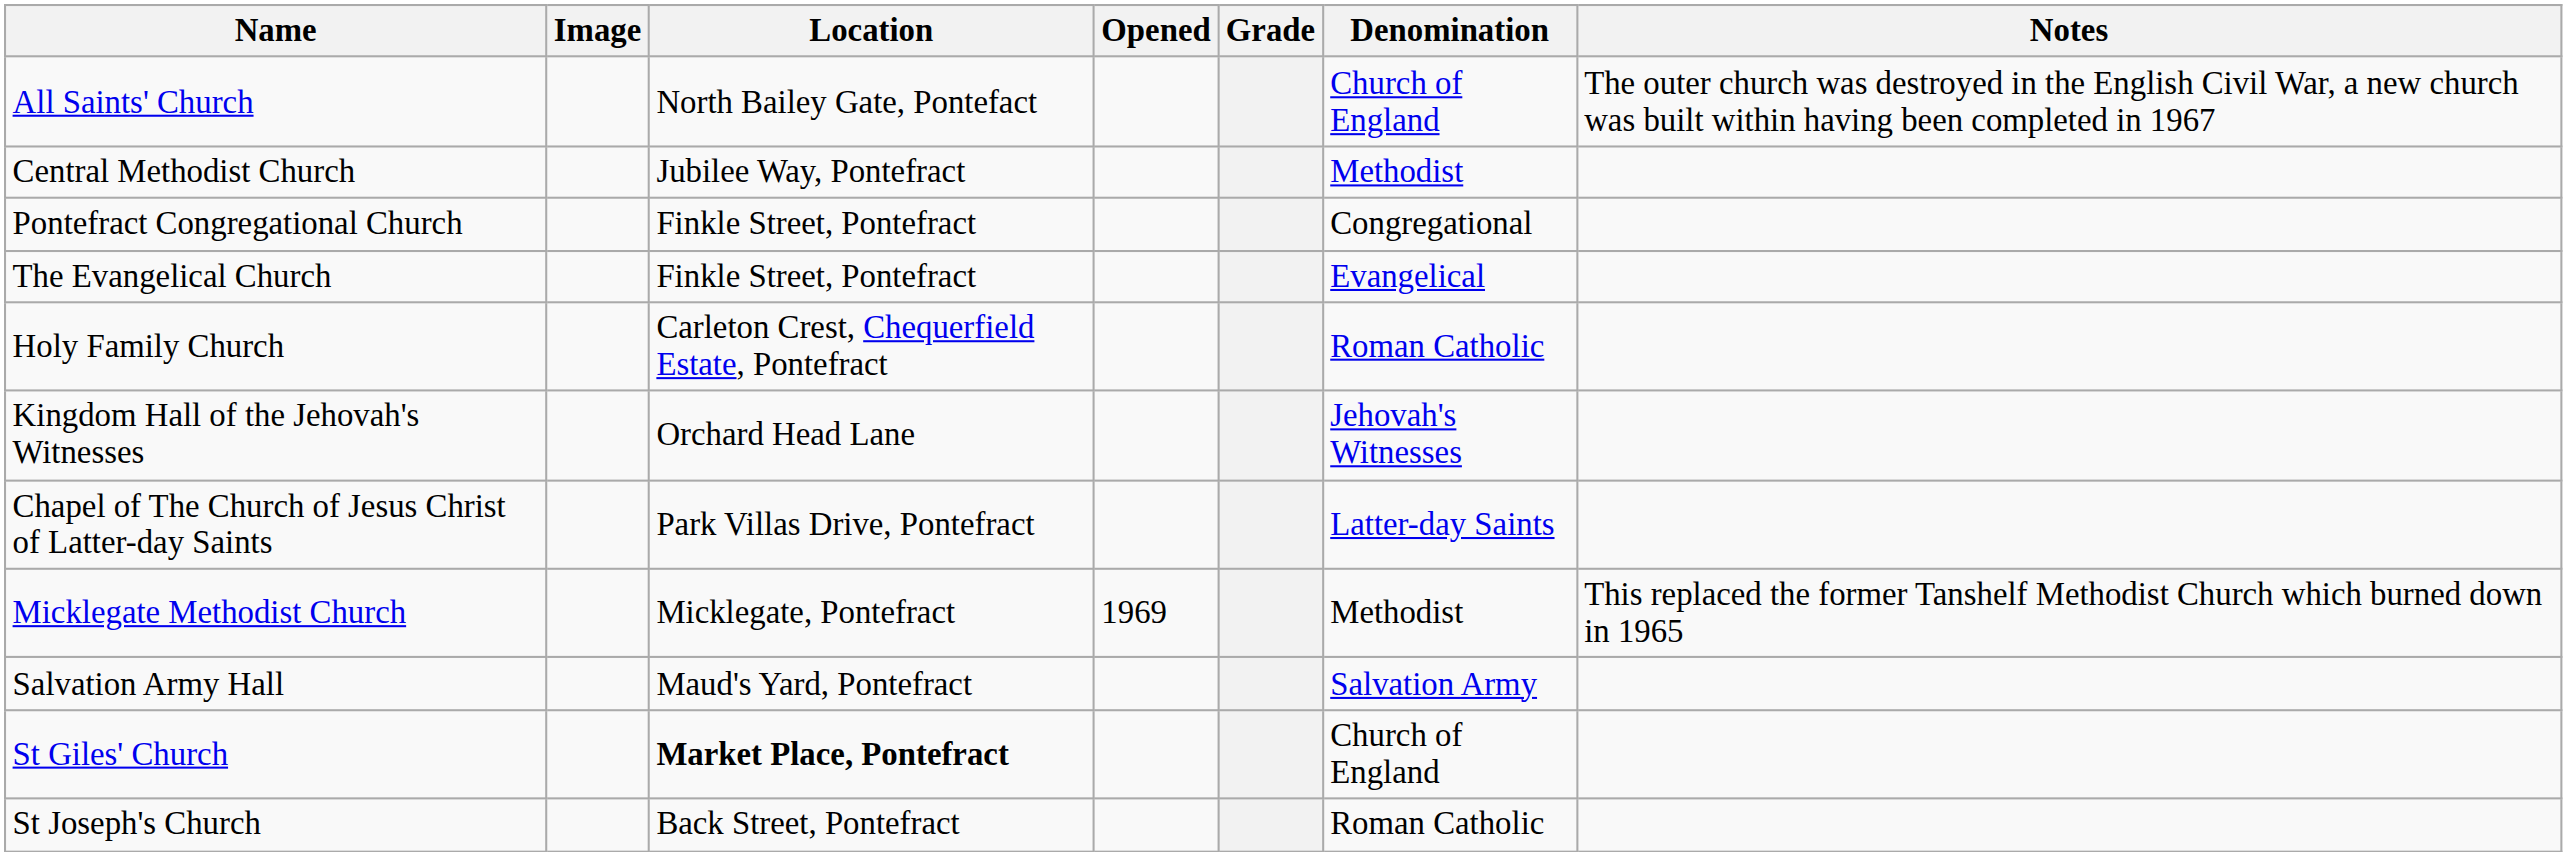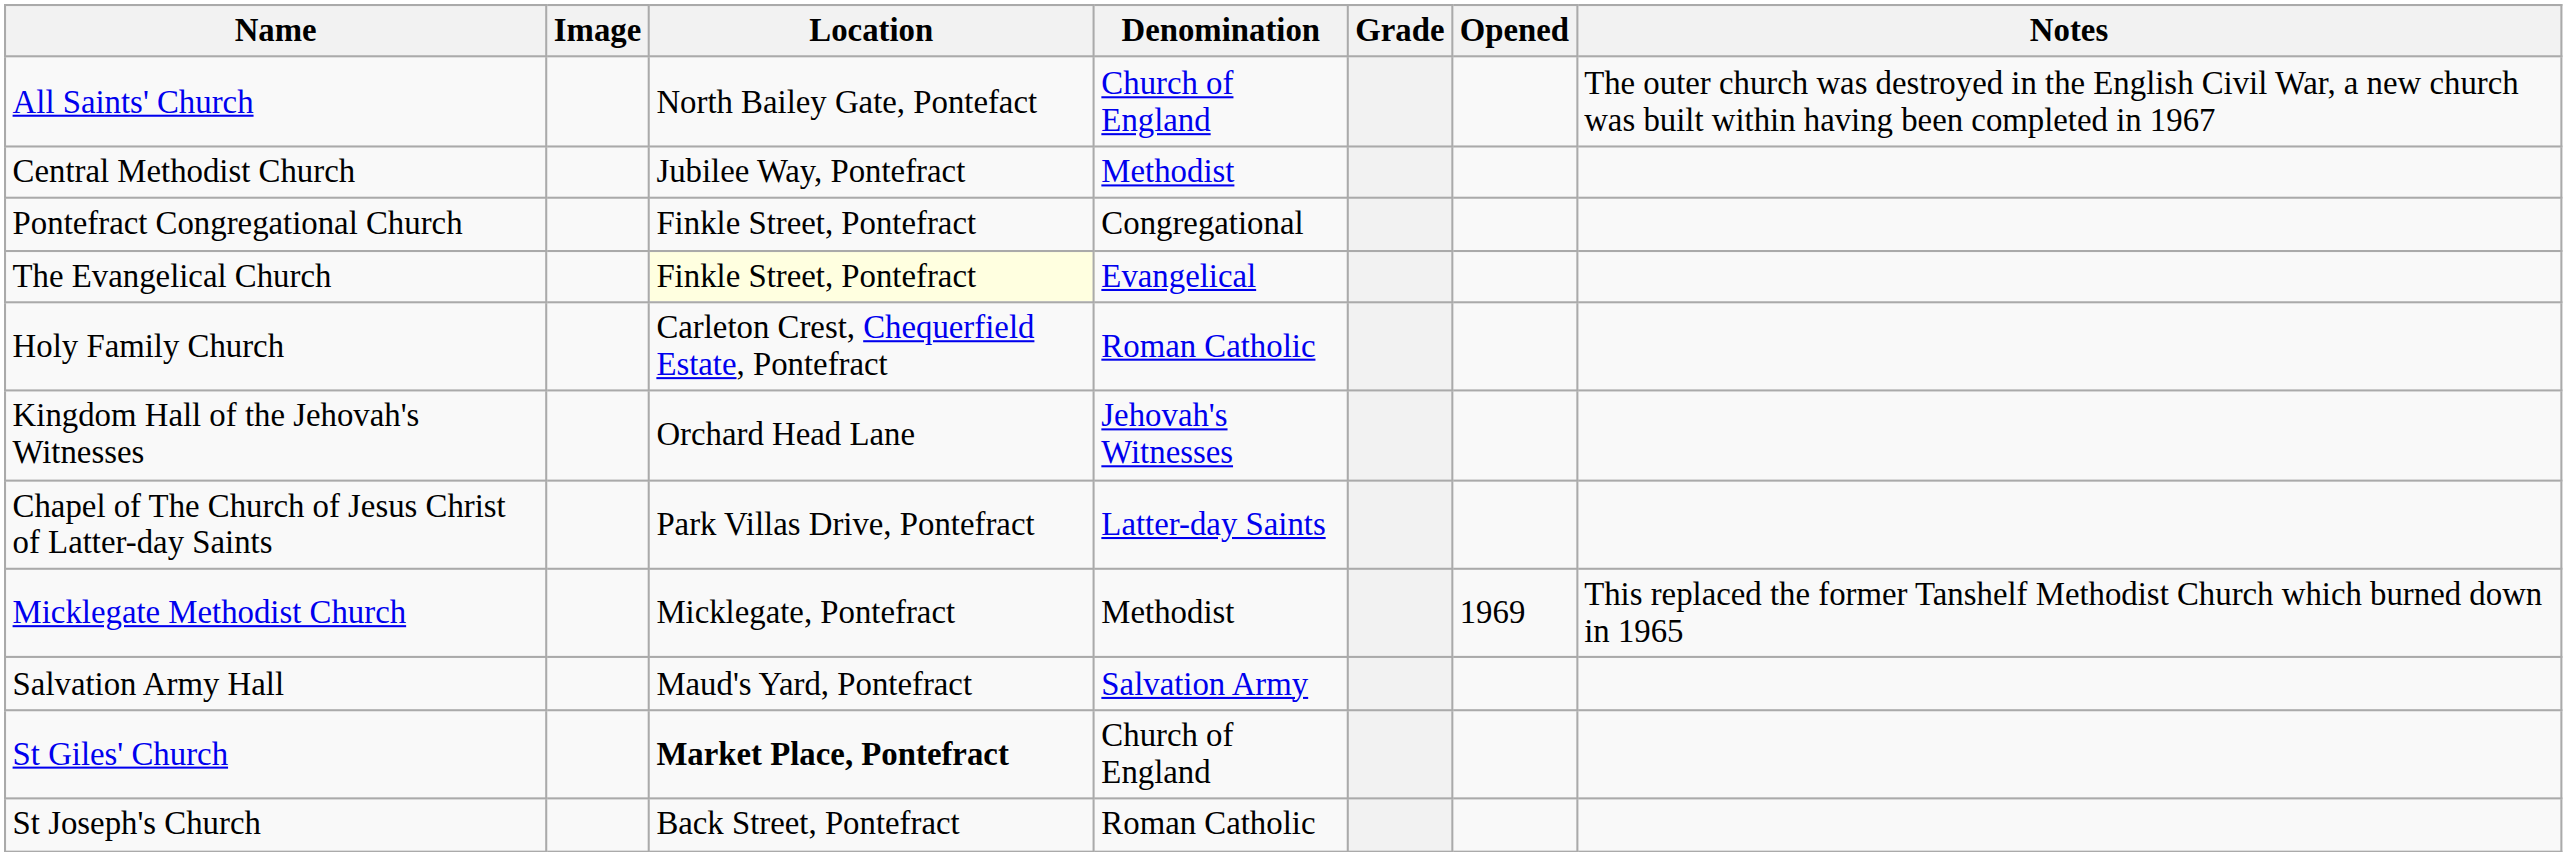columns swapped: (1450, 30) <-> (1156, 30)
(816, 275) no background -> (816, 275) lightyellow background
